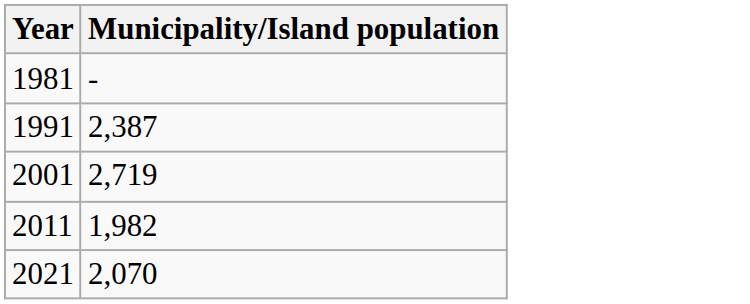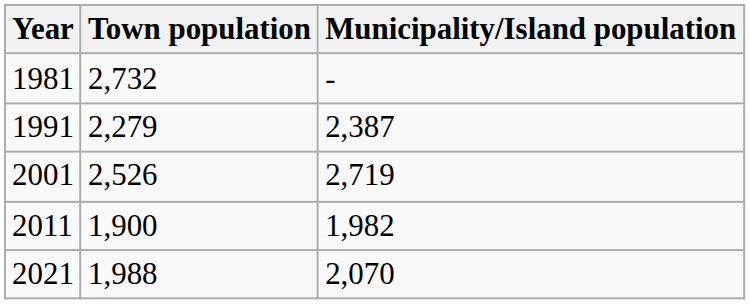+ column: (200, 28)
